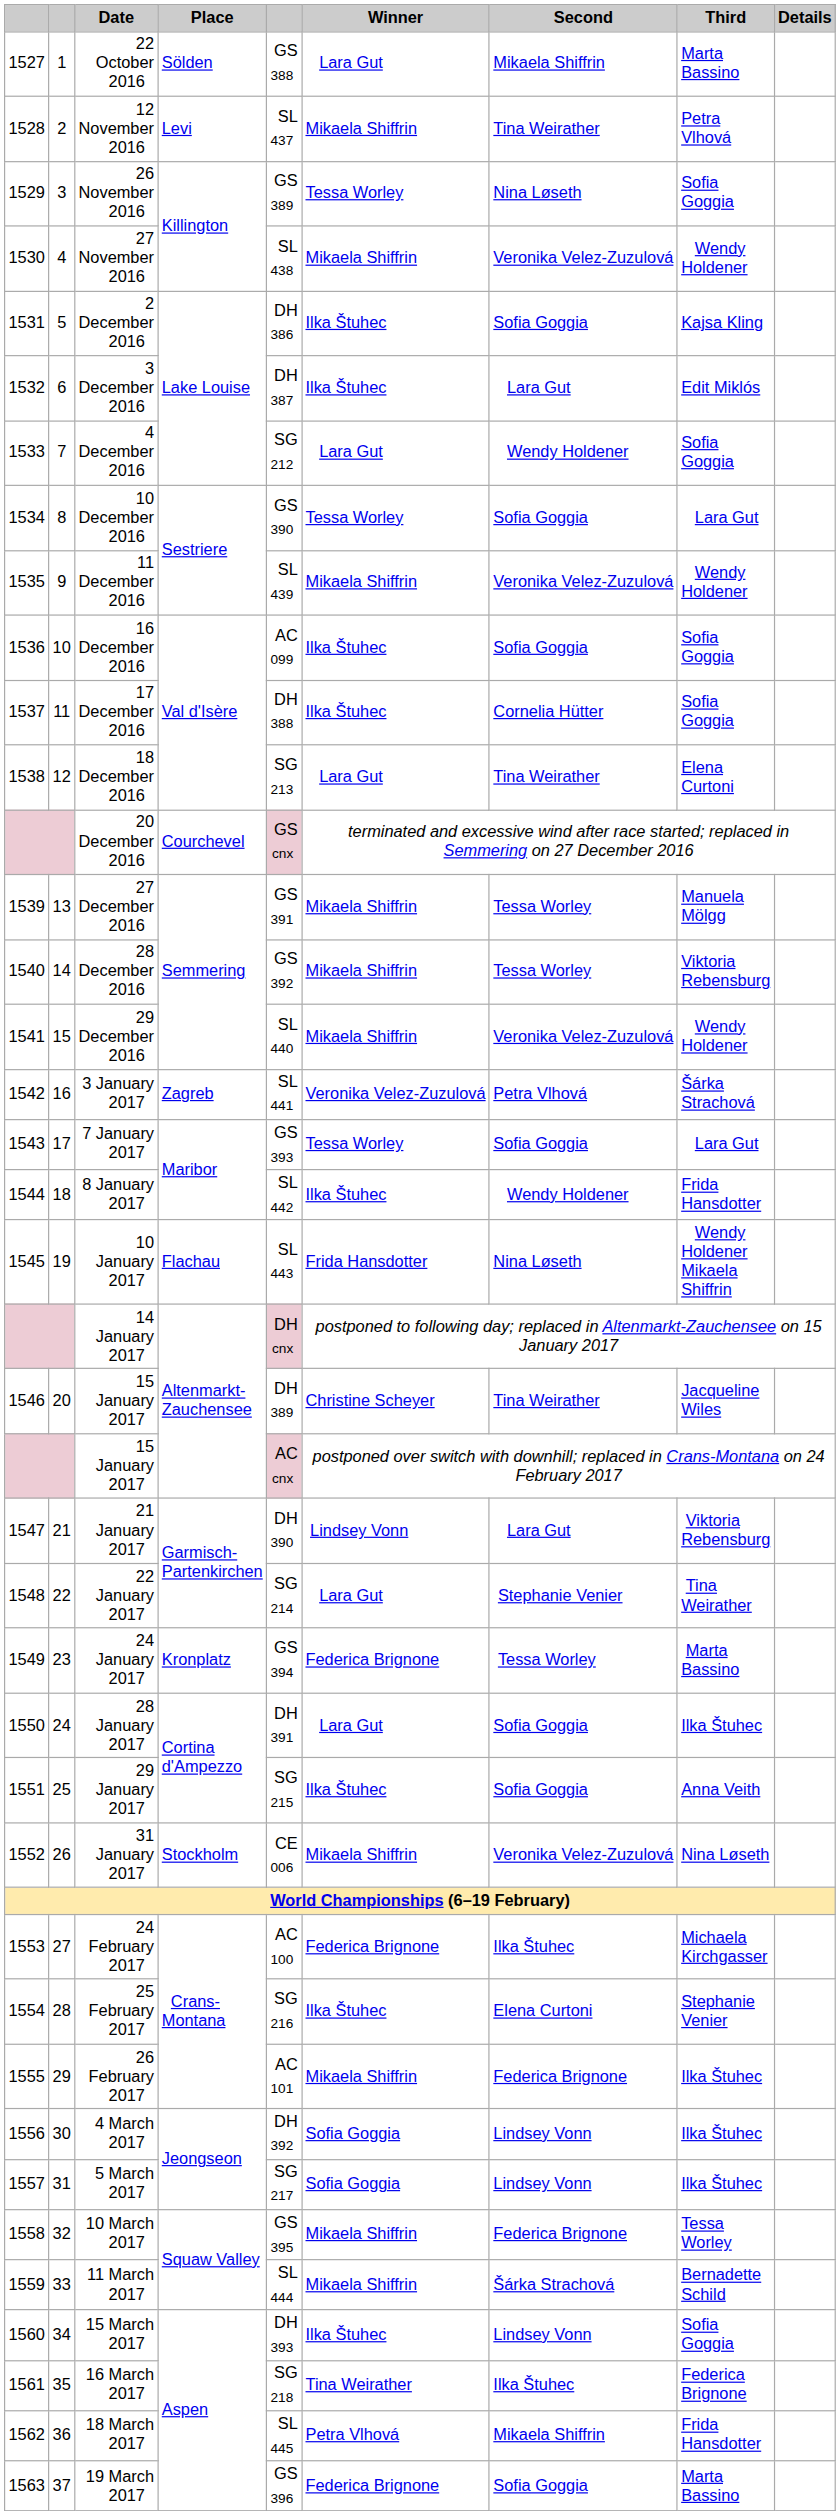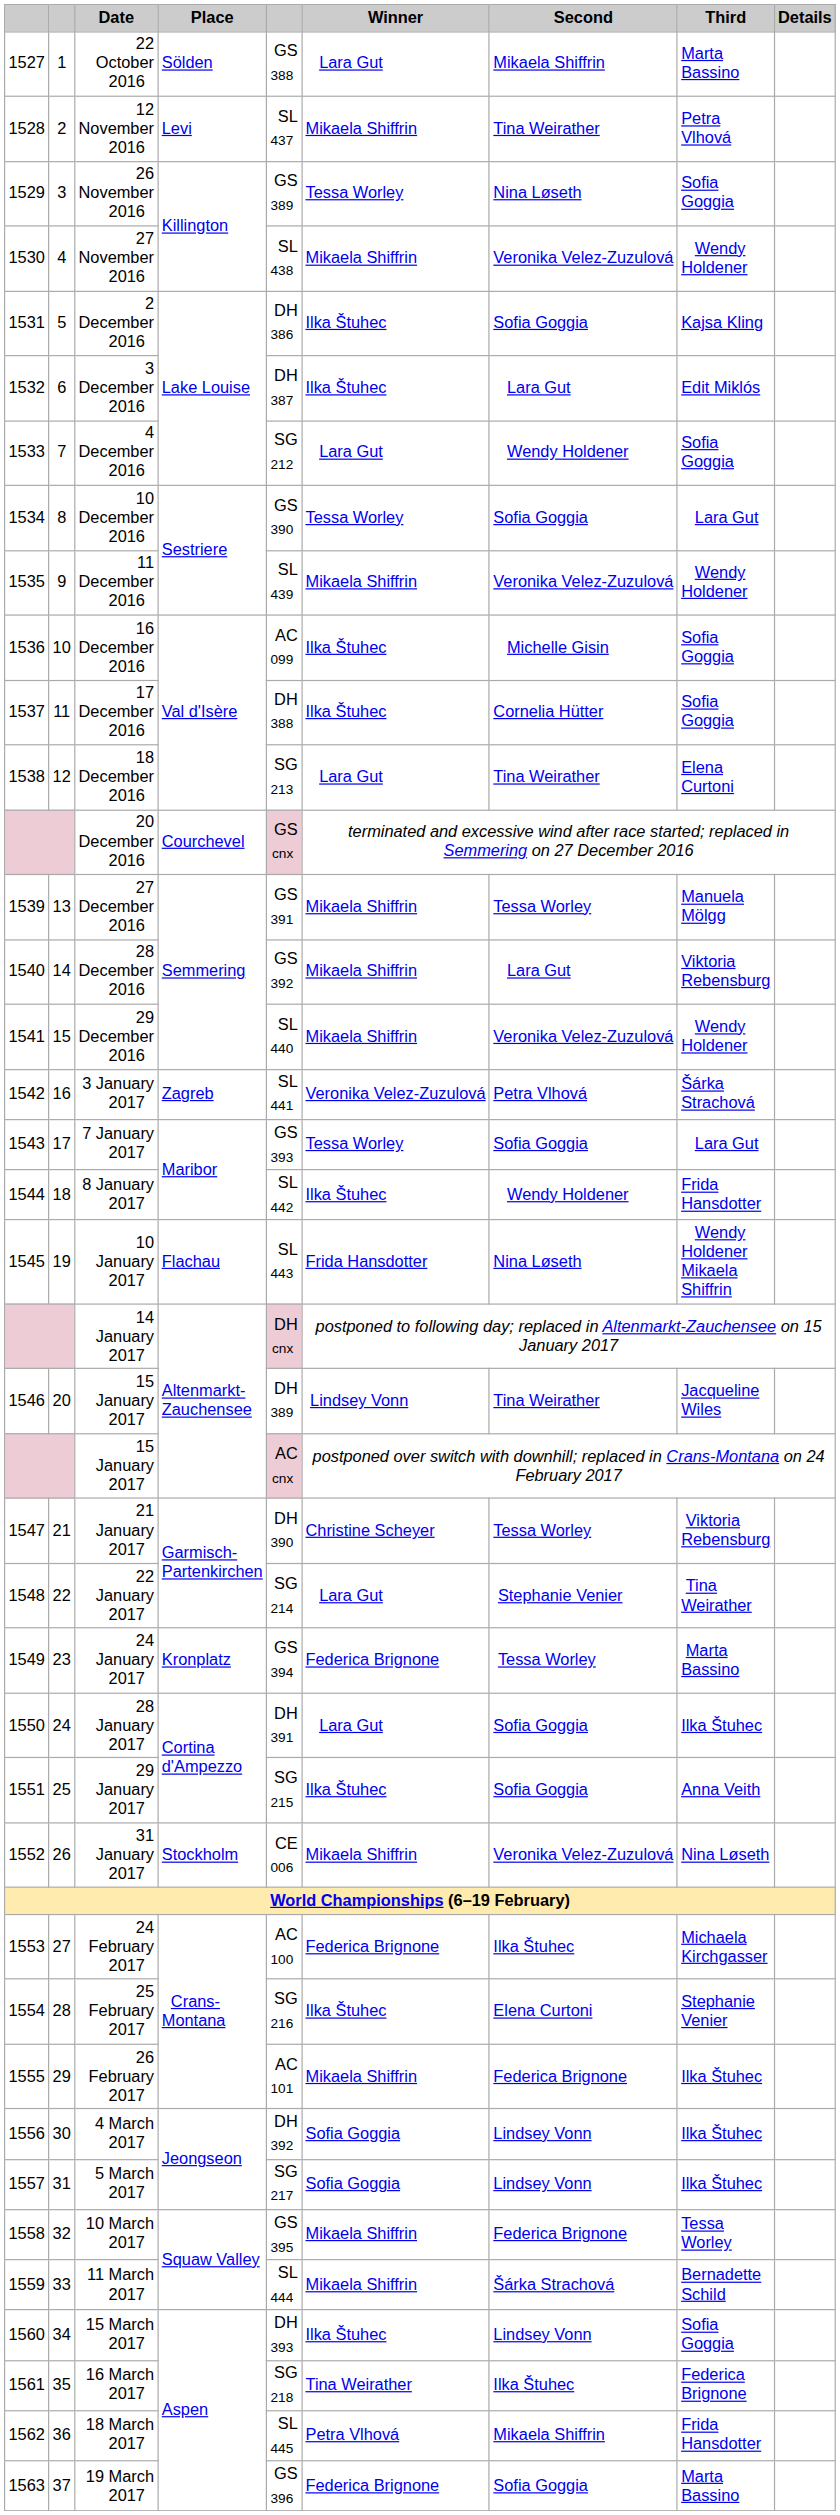(541, 647) Sofia Goggia -> (551, 647) Michelle Gisin
(542, 971) Tessa Worley -> (532, 971) Lara Gut
(370, 1400) Christine Scheyer -> (357, 1400) Lindsey Vonn
(357, 1530) Lindsey Vonn -> (370, 1530) Christine Scheyer
(532, 1530) Lara Gut -> (542, 1530) Tessa Worley
